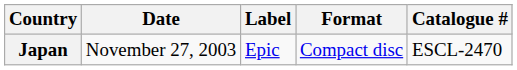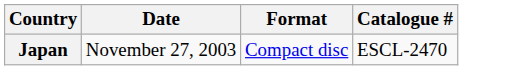- column: (268, 19)
